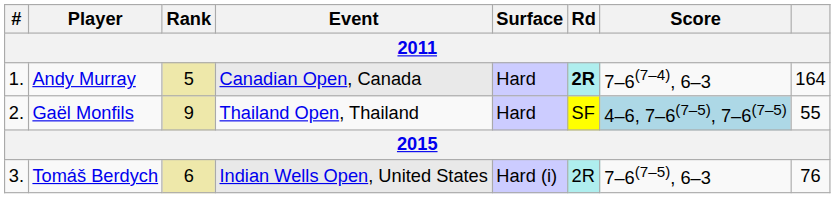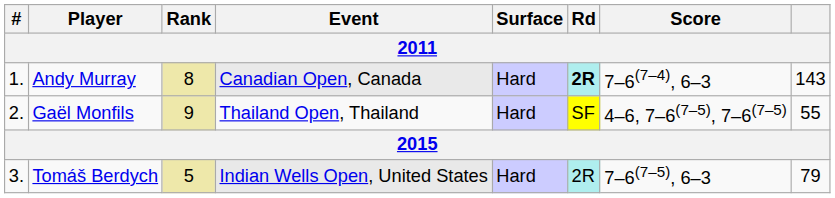(189, 79) 5 -> (189, 79) 8
(811, 79) 164 -> (811, 79) 143
(696, 113) lightblue background -> (696, 113) no background
(189, 175) 6 -> (189, 175) 5
(527, 175) Hard (i) -> (516, 175) Hard
(811, 175) 76 -> (811, 175) 79
